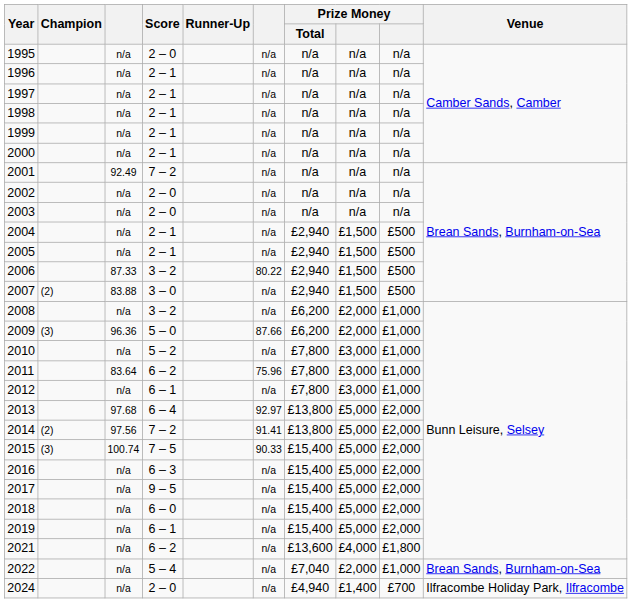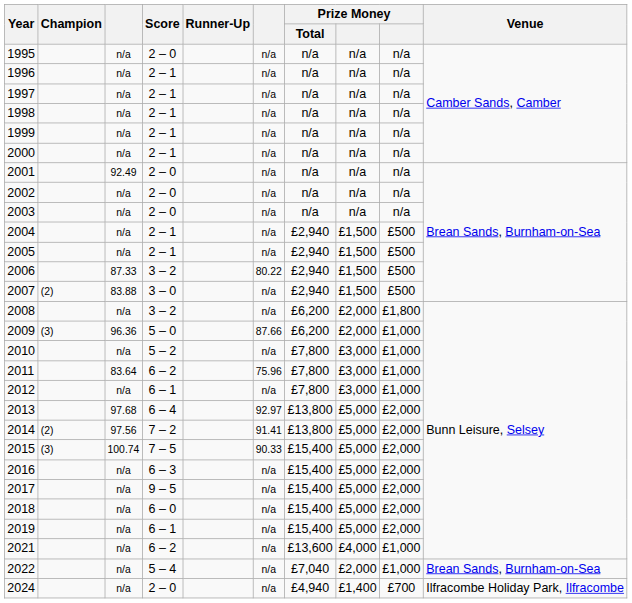(162, 172) 7 – 2 -> (162, 172) 2 – 0
(401, 311) £1,000 -> (401, 311) £1,800
(401, 548) £1,800 -> (401, 548) £1,000
